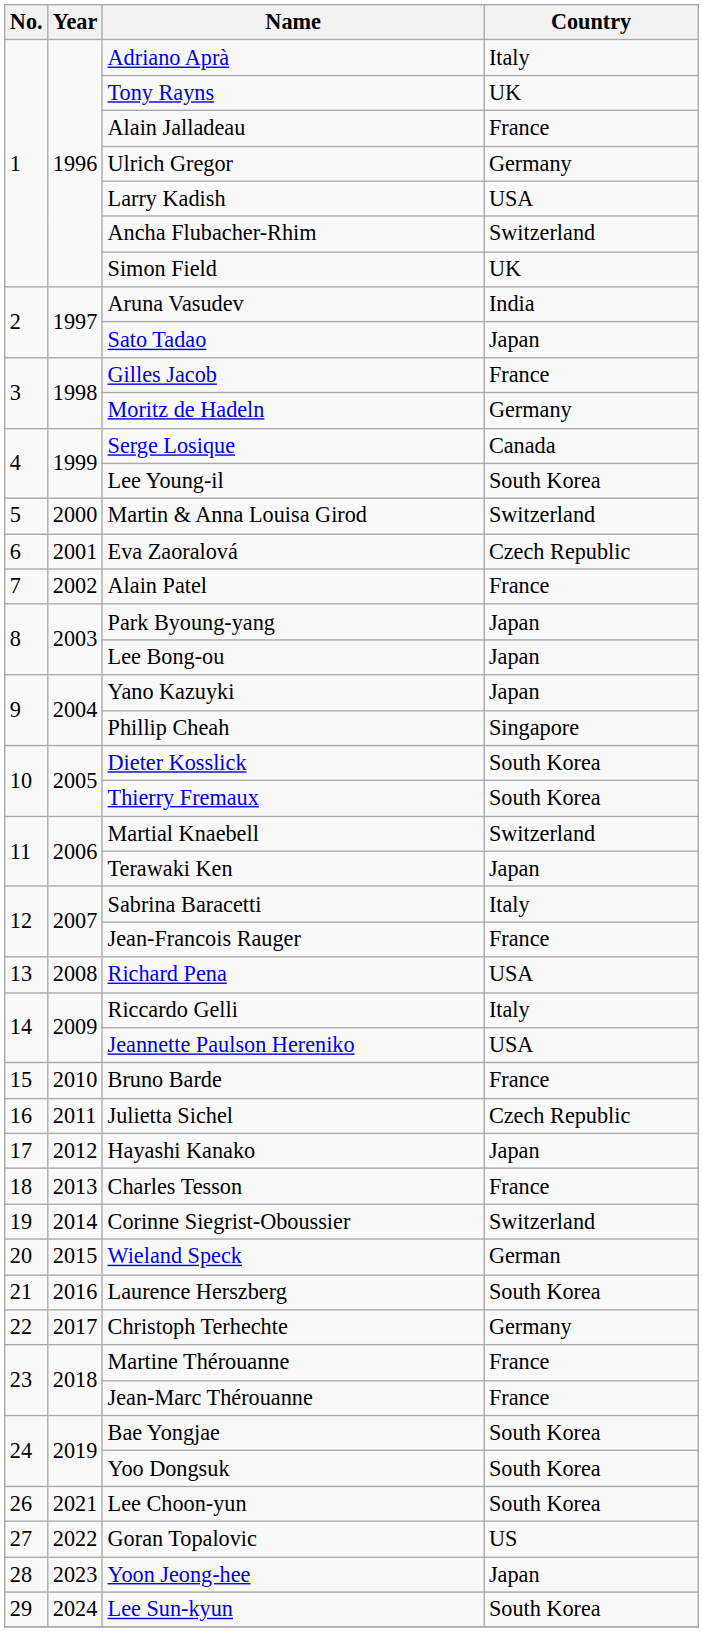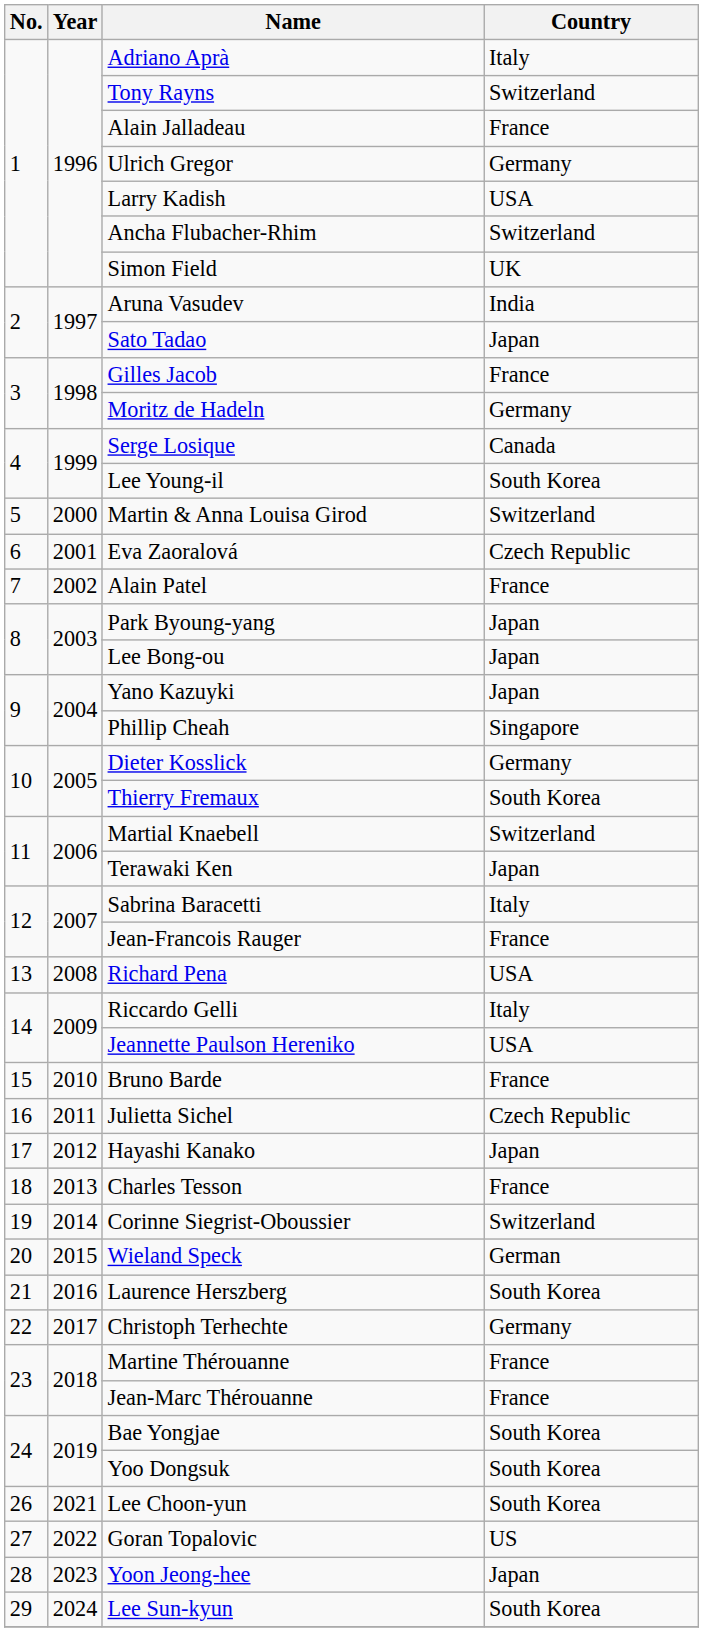(505, 92) UK -> (542, 92) Switzerland
(545, 762) South Korea -> (530, 762) Germany
